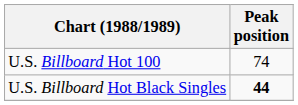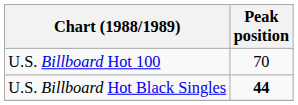(261, 61) 74 -> (261, 61) 70
